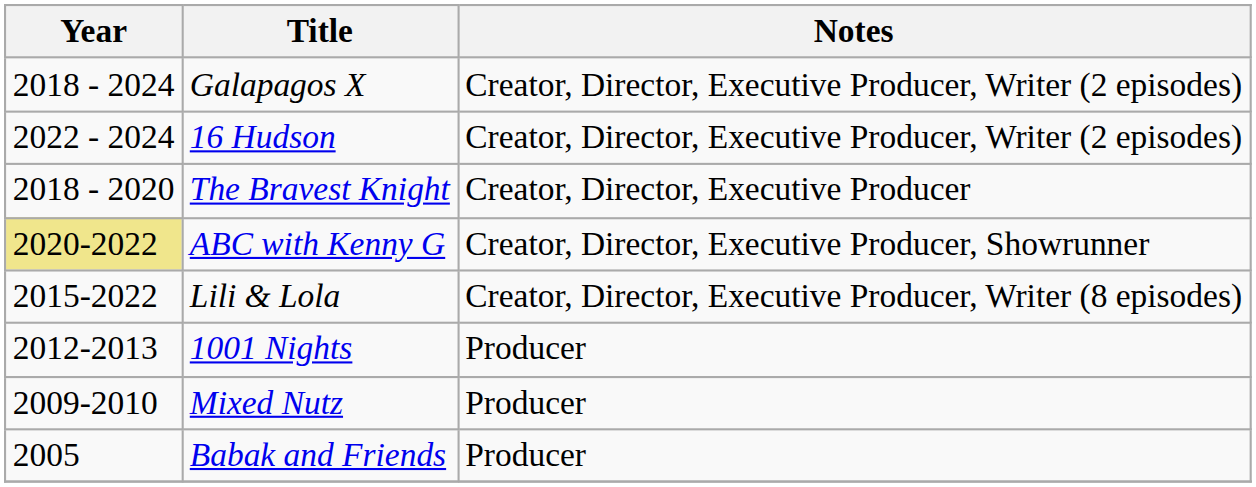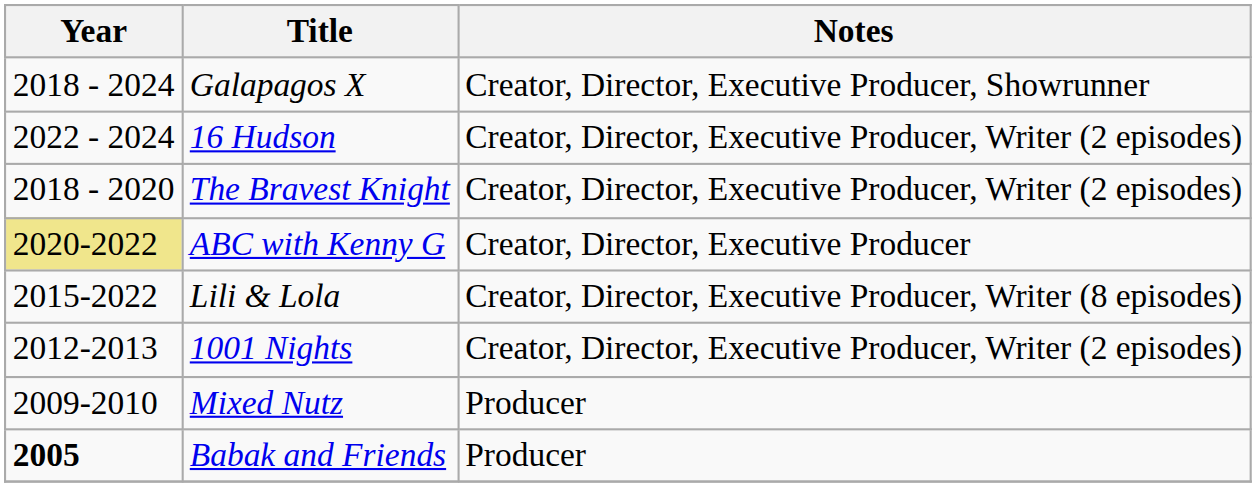(854, 84) Creator, Director, Executive Producer, Writer (2 episodes) -> (807, 84) Creator, Director, Executive Producer, Showrunner
(718, 190) Creator, Director, Executive Producer -> (854, 190) Creator, Director, Executive Producer, Writer (2 episodes)
(807, 243) Creator, Director, Executive Producer, Showrunner -> (718, 243) Creator, Director, Executive Producer
(526, 349) Producer -> (854, 349) Creator, Director, Executive Producer, Writer (2 episodes)
(46, 455) normal -> (46, 455) bold
